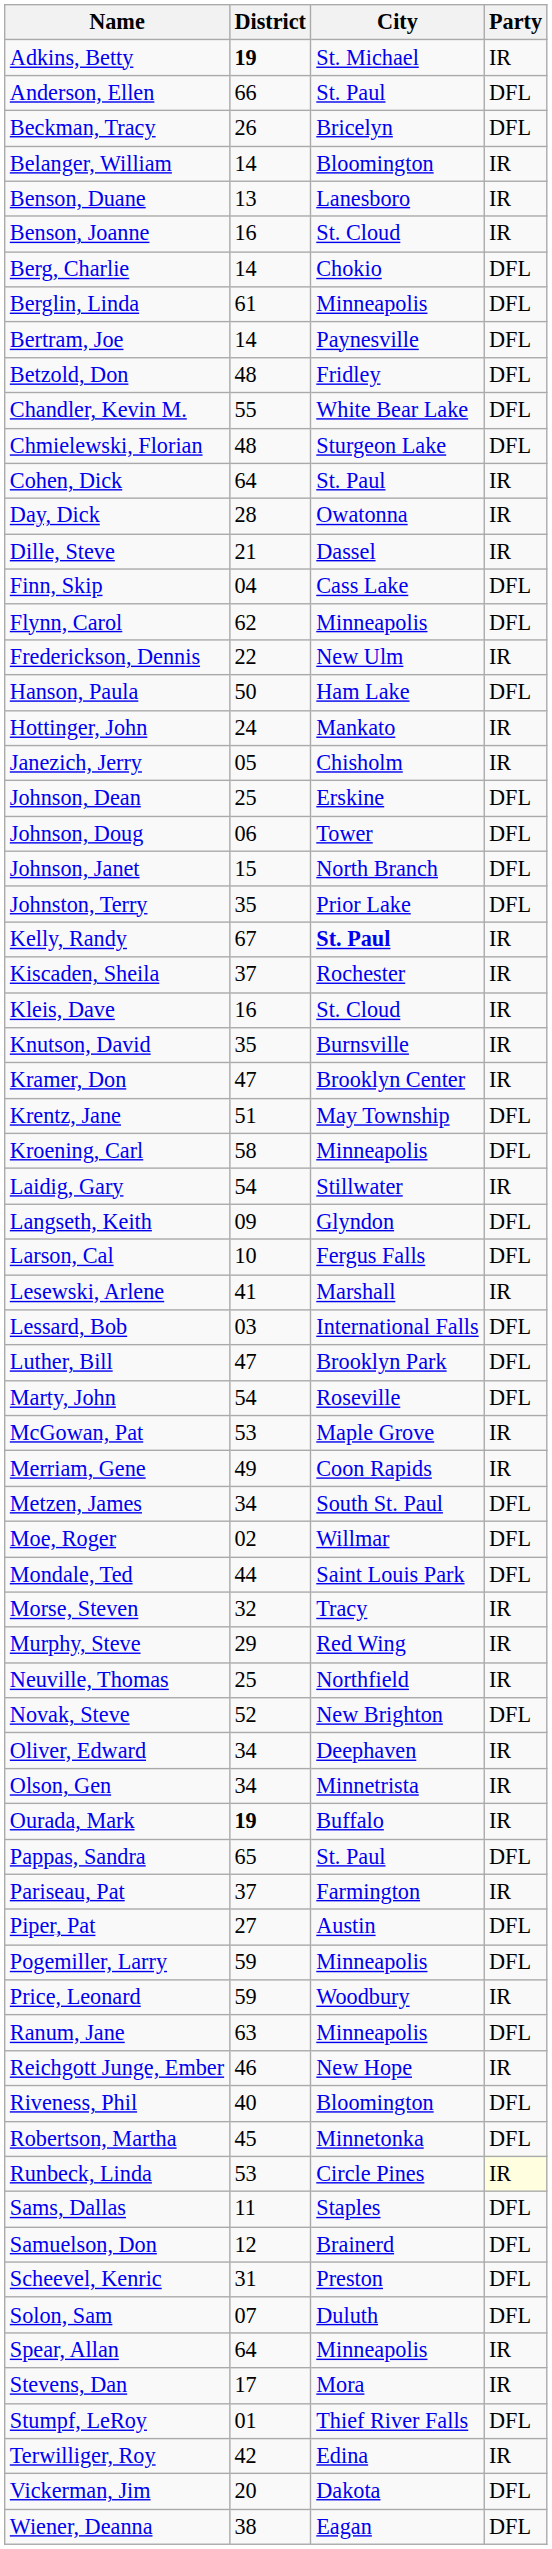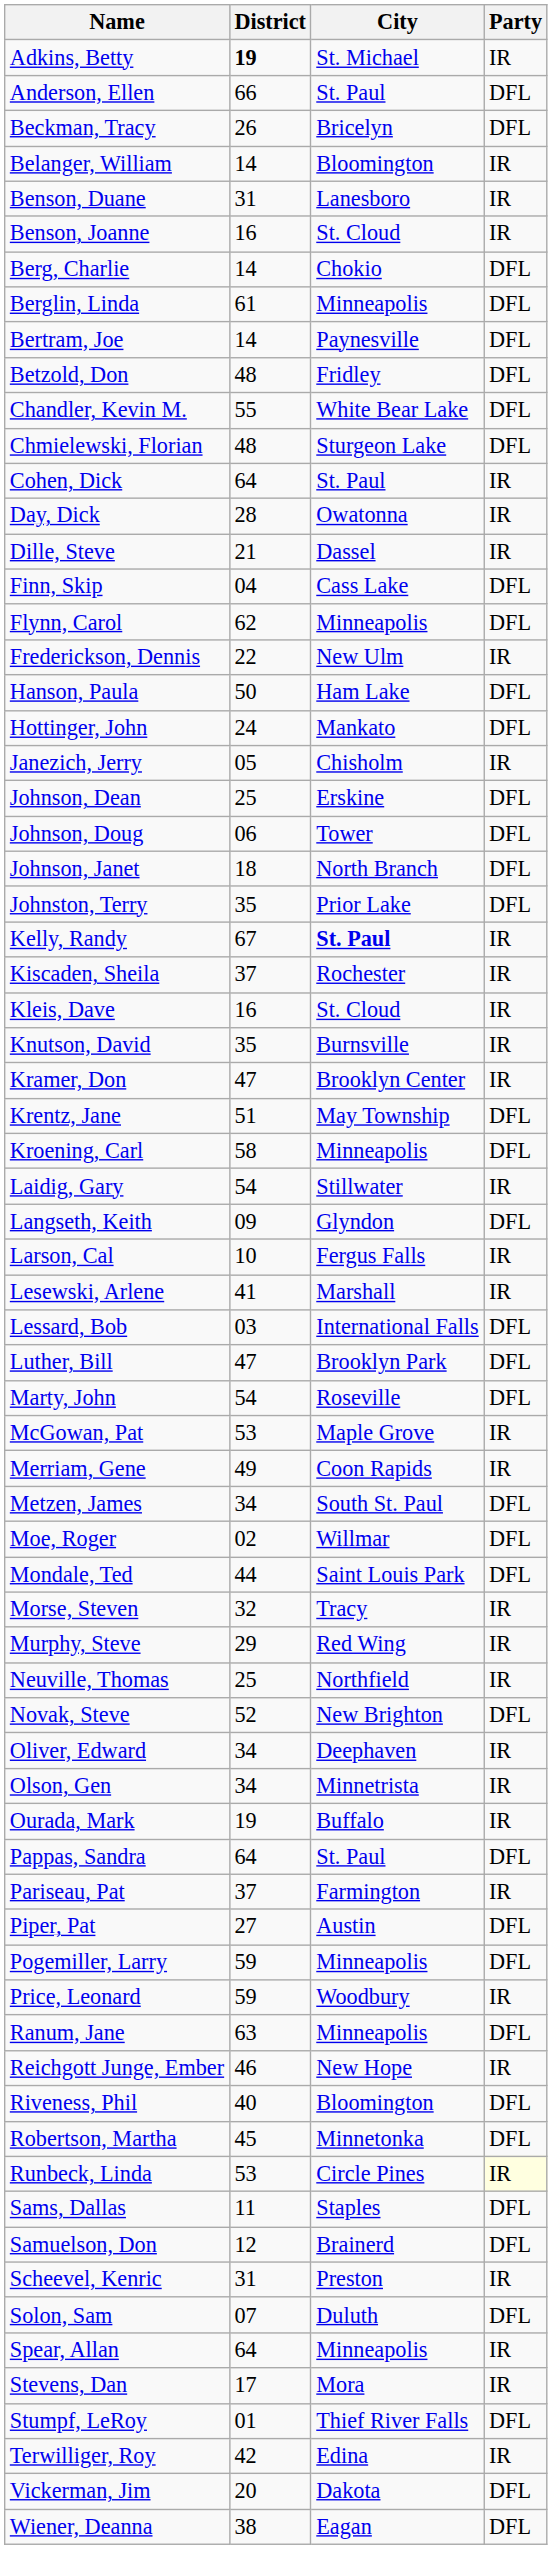(246, 198) 13 -> (246, 198) 31
(500, 727) IR -> (510, 727) DFL
(246, 868) 15 -> (246, 868) 18
(510, 1256) DFL -> (500, 1256) IR
(246, 1820) bold -> (246, 1820) normal
(246, 1856) 65 -> (246, 1856) 64
(510, 2279) DFL -> (500, 2279) IR
